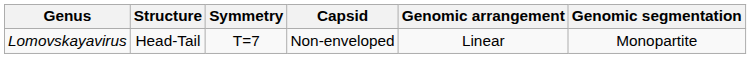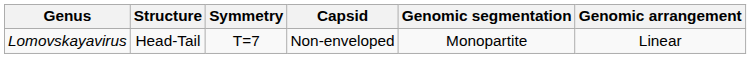columns swapped: (483, 16) <-> (657, 16)
